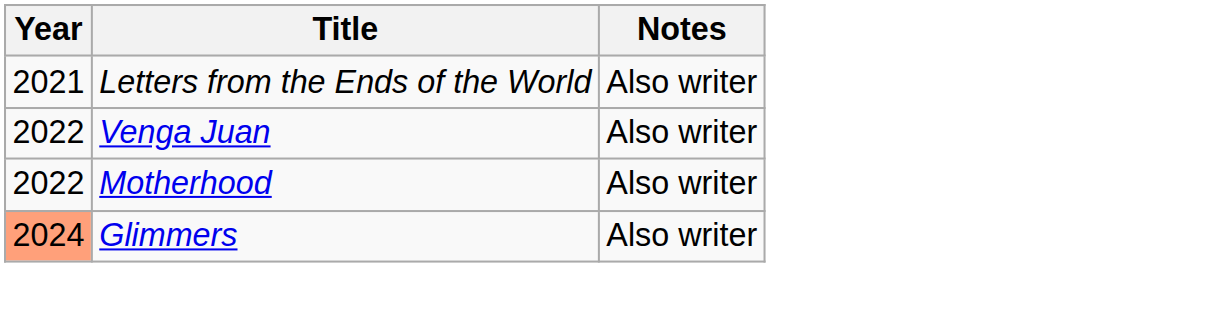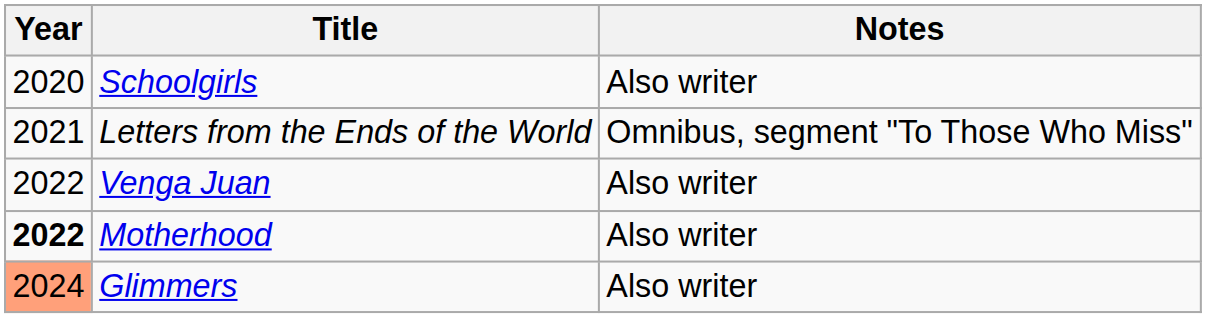+ row: (178, 81)
(682, 81) Also writer -> (900, 132) Omnibus, segment "To Those Who Miss"
(48, 183) normal -> (48, 235) bold
